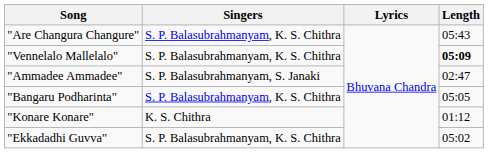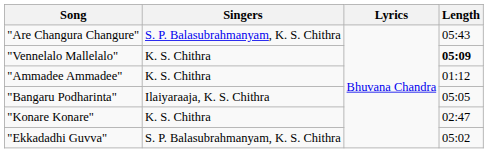(243, 56) S. P. Balasubrahmanyam, K. S. Chithra -> (178, 56) K. S. Chithra
(233, 76) S. P. Balasubrahmanyam, S. Janaki -> (178, 76) K. S. Chithra
(456, 76) 02:47 -> (456, 76) 01:12
(243, 97) S. P. Balasubrahmanyam, K. S. Chithra -> (207, 97) Ilaiyaraaja, K. S. Chithra
(456, 117) 01:12 -> (456, 117) 02:47
